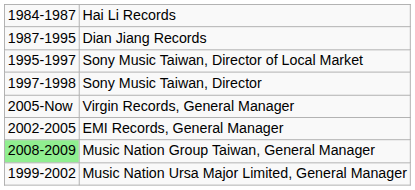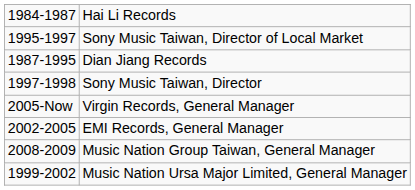rows swapped: (145, 38) <-> (223, 60)
(42, 151) lightgreen background -> (42, 151) no background
